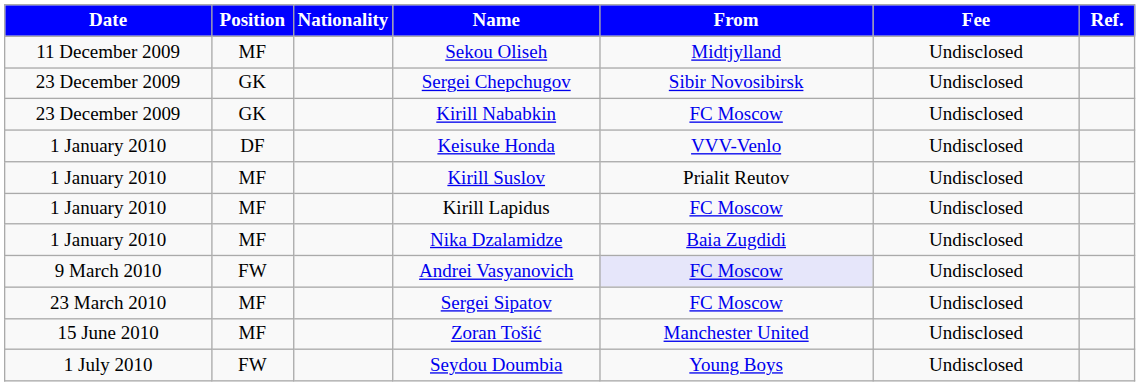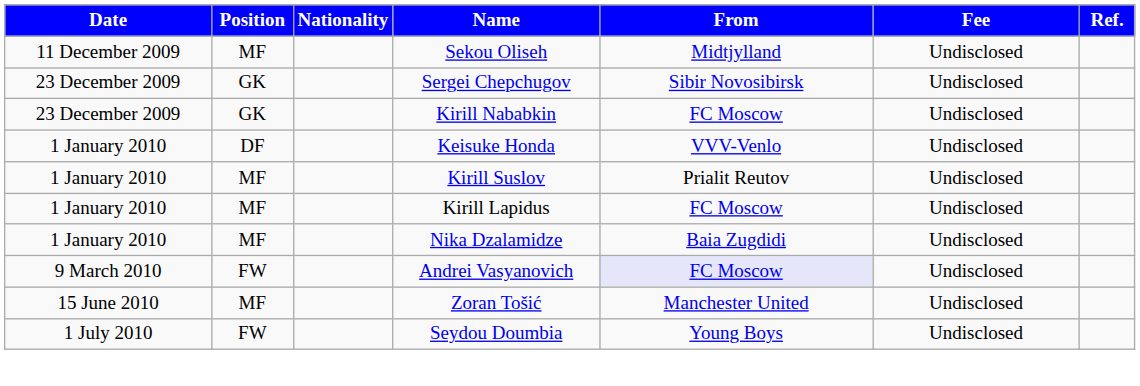- row: (496, 302)
